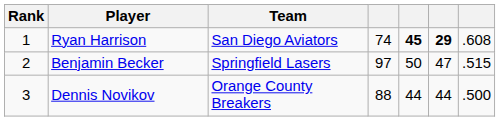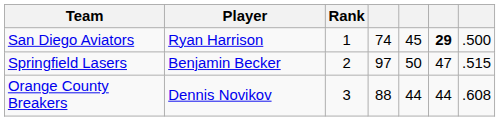columns swapped: (26, 16) <-> (288, 16)
(413, 39) bold -> (413, 39) normal
(477, 39) .608 -> (477, 39) .500
(477, 95) .500 -> (477, 95) .608
